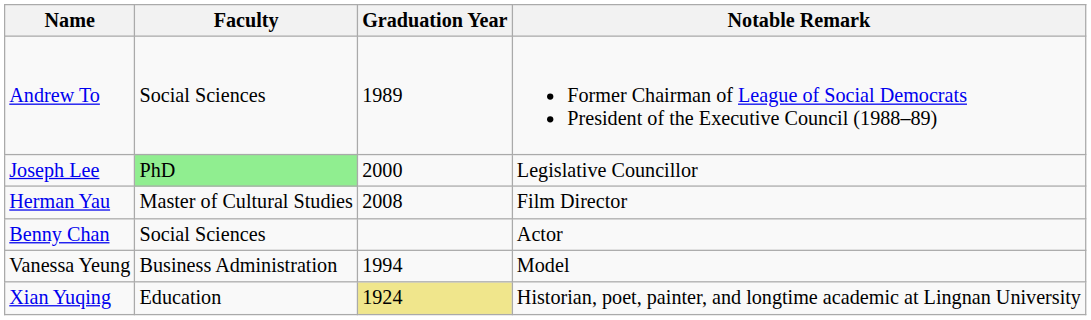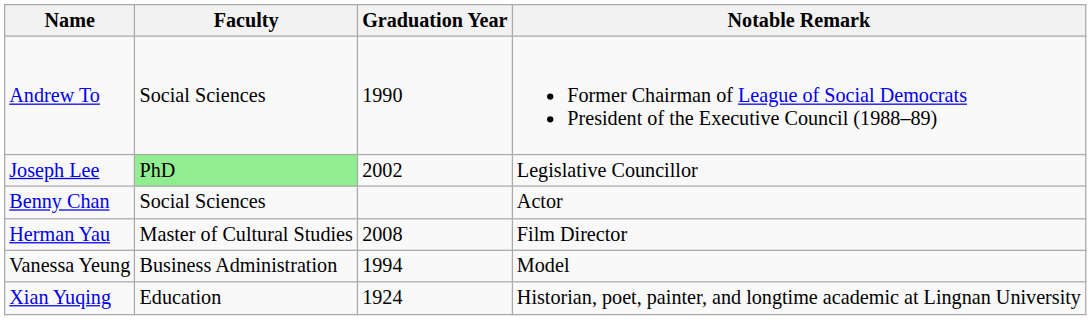(382, 95) 1989 -> (382, 95) 1990
(382, 170) 2000 -> (382, 170) 2002
rows swapped: (60, 202) <-> (59, 234)
(382, 298) khaki background -> (382, 298) no background
